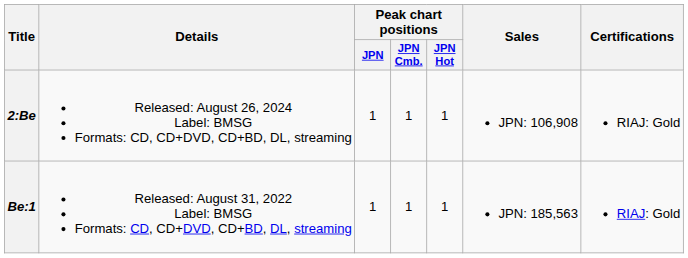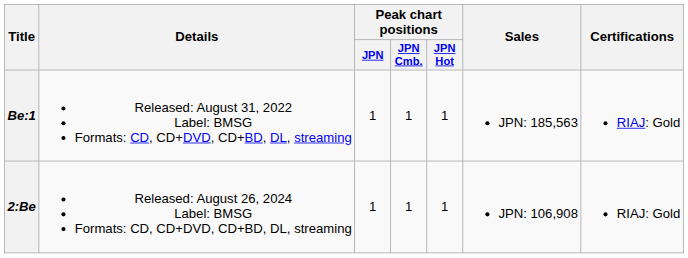rows swapped: (22, 206) <-> (22, 115)
